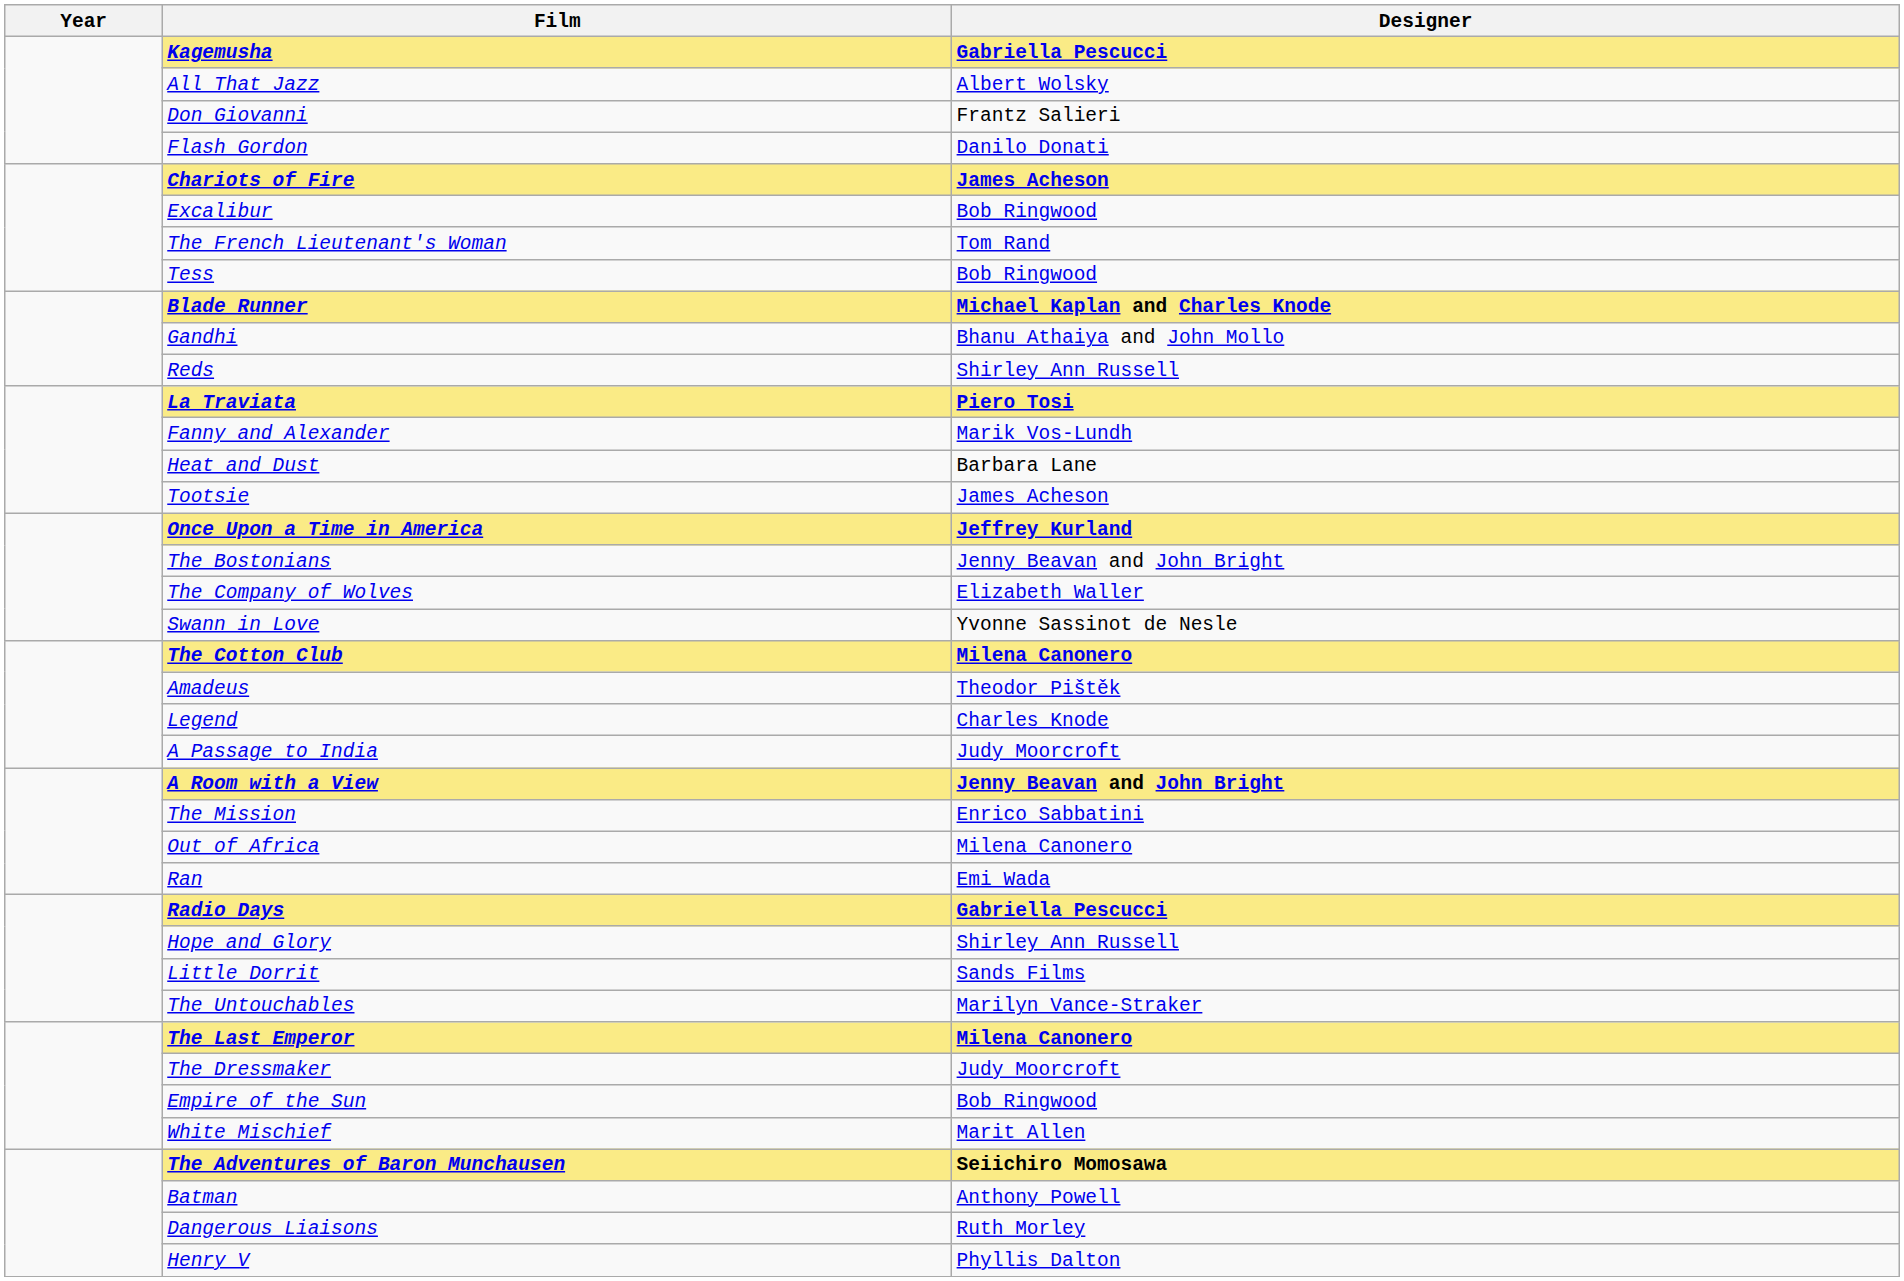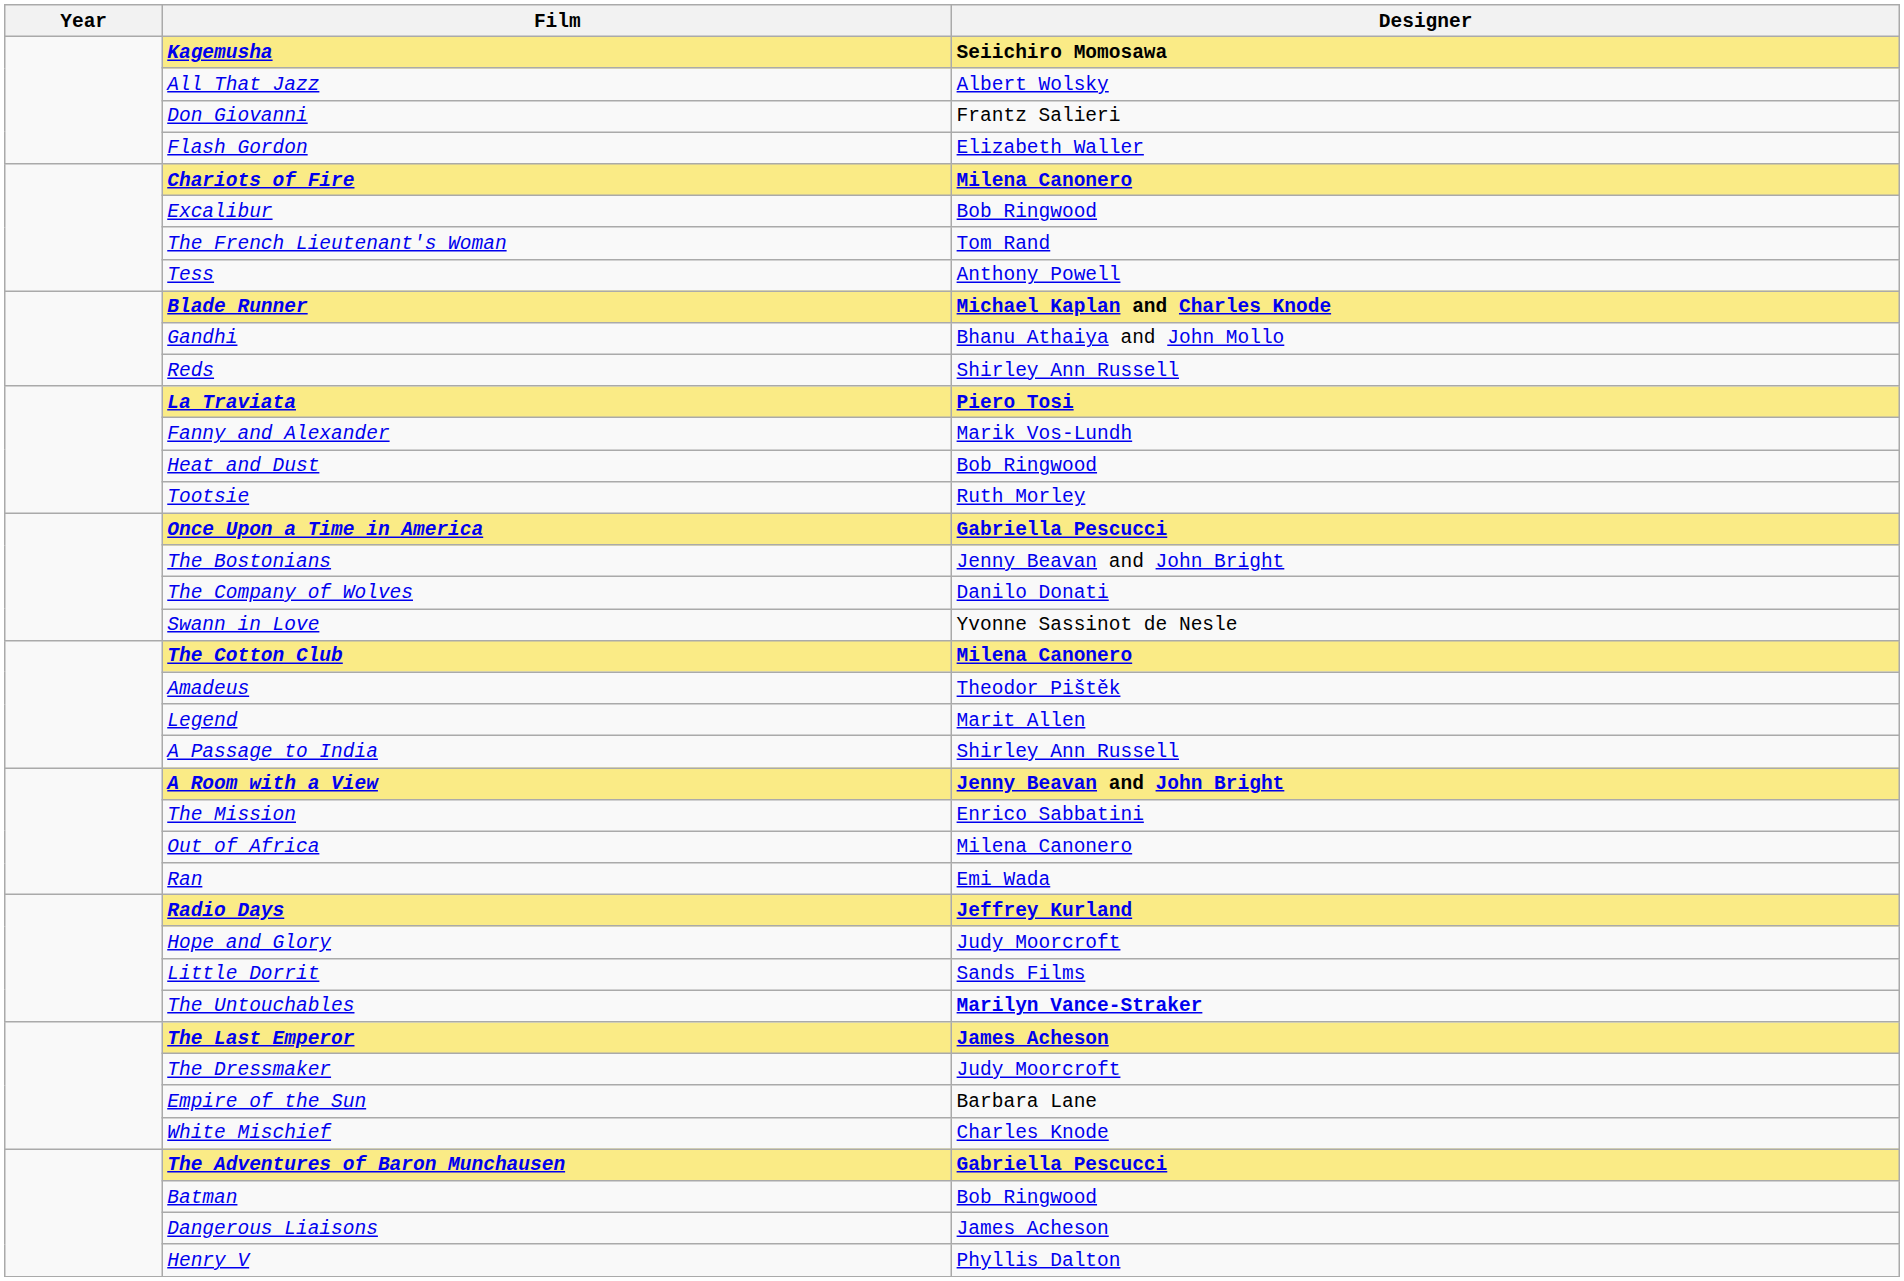(1062, 52) Gabriella Pescucci -> (1062, 52) Seiichiro Momosawa
(1033, 148) Danilo Donati -> (1050, 148) Elizabeth Waller
(1033, 180) James Acheson -> (1044, 180) Milena Canonero
(1027, 275) Bob Ringwood -> (1039, 275) Anthony Powell
(1027, 466) Barbara Lane -> (1027, 466) Bob Ringwood
(1033, 497) James Acheson -> (1021, 497) Ruth Morley
(1044, 529) Jeffrey Kurland -> (1062, 529) Gabriella Pescucci
(1050, 593) Elizabeth Waller -> (1033, 593) Danilo Donati
(1033, 720) Charles Knode -> (1021, 720) Marit Allen
(1039, 752) Judy Moorcroft -> (1068, 752) Shirley Ann Russell
(1062, 911) Gabriella Pescucci -> (1044, 911) Jeffrey Kurland
(1068, 942) Shirley Ann Russell -> (1039, 942) Judy Moorcroft
(1079, 1006) normal -> (1079, 1006) bold
(1044, 1038) Milena Canonero -> (1033, 1038) James Acheson
(1027, 1101) Bob Ringwood -> (1027, 1101) Barbara Lane
(1021, 1133) Marit Allen -> (1033, 1133) Charles Knode
(1062, 1165) Seiichiro Momosawa -> (1062, 1165) Gabriella Pescucci
(1039, 1197) Anthony Powell -> (1027, 1197) Bob Ringwood
(1021, 1228) Ruth Morley -> (1033, 1228) James Acheson
